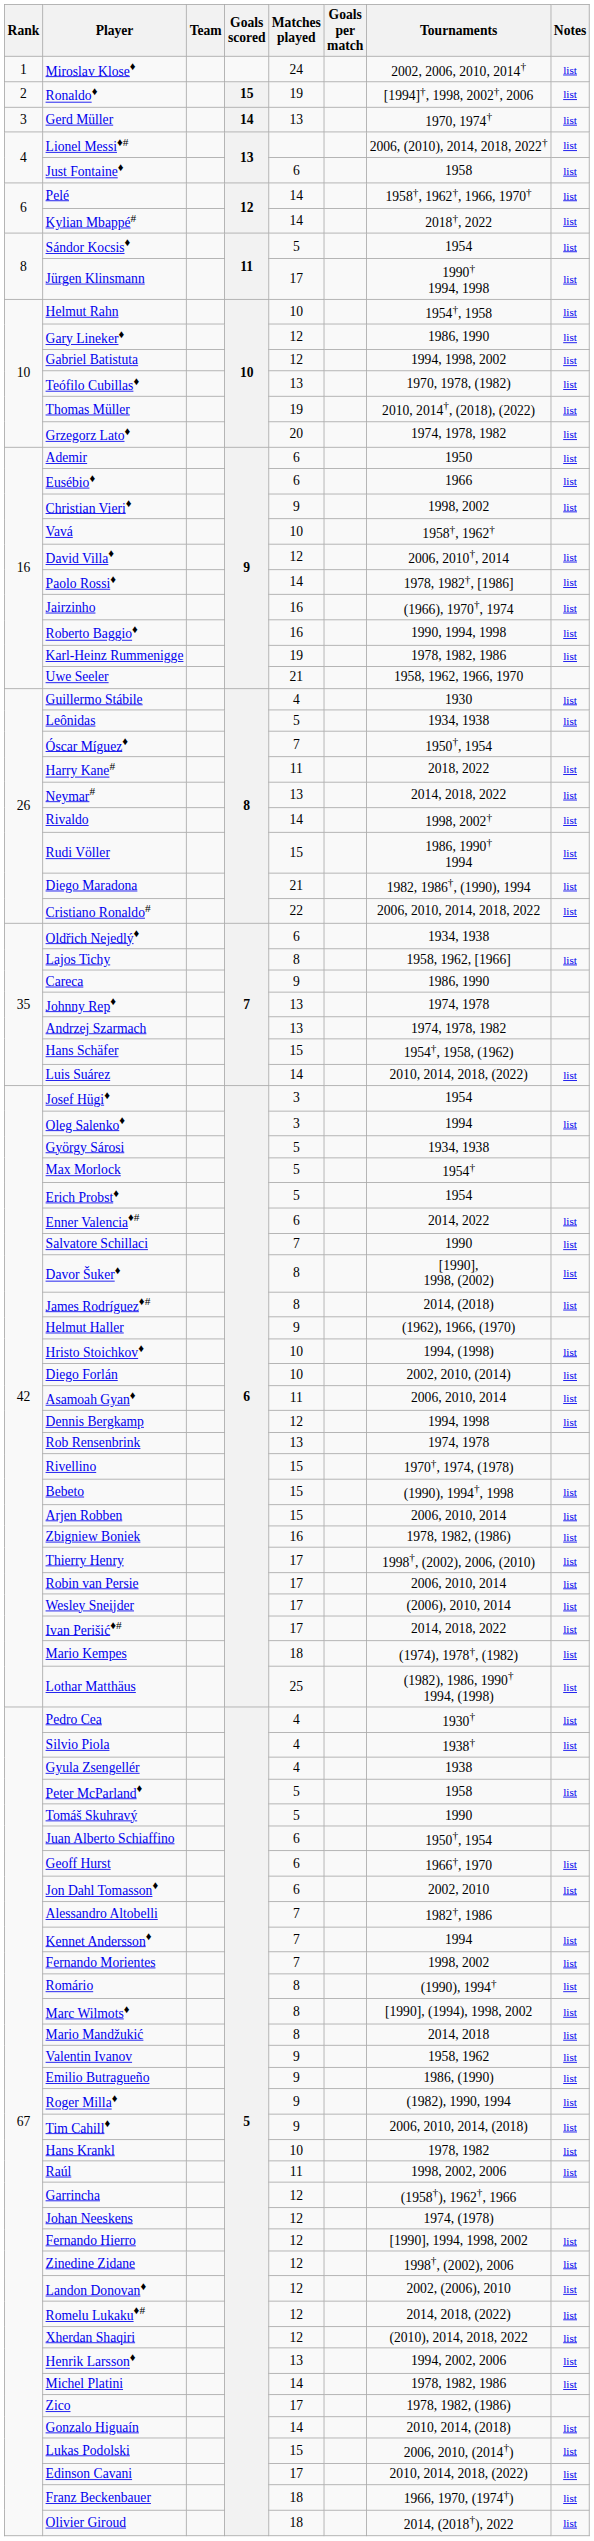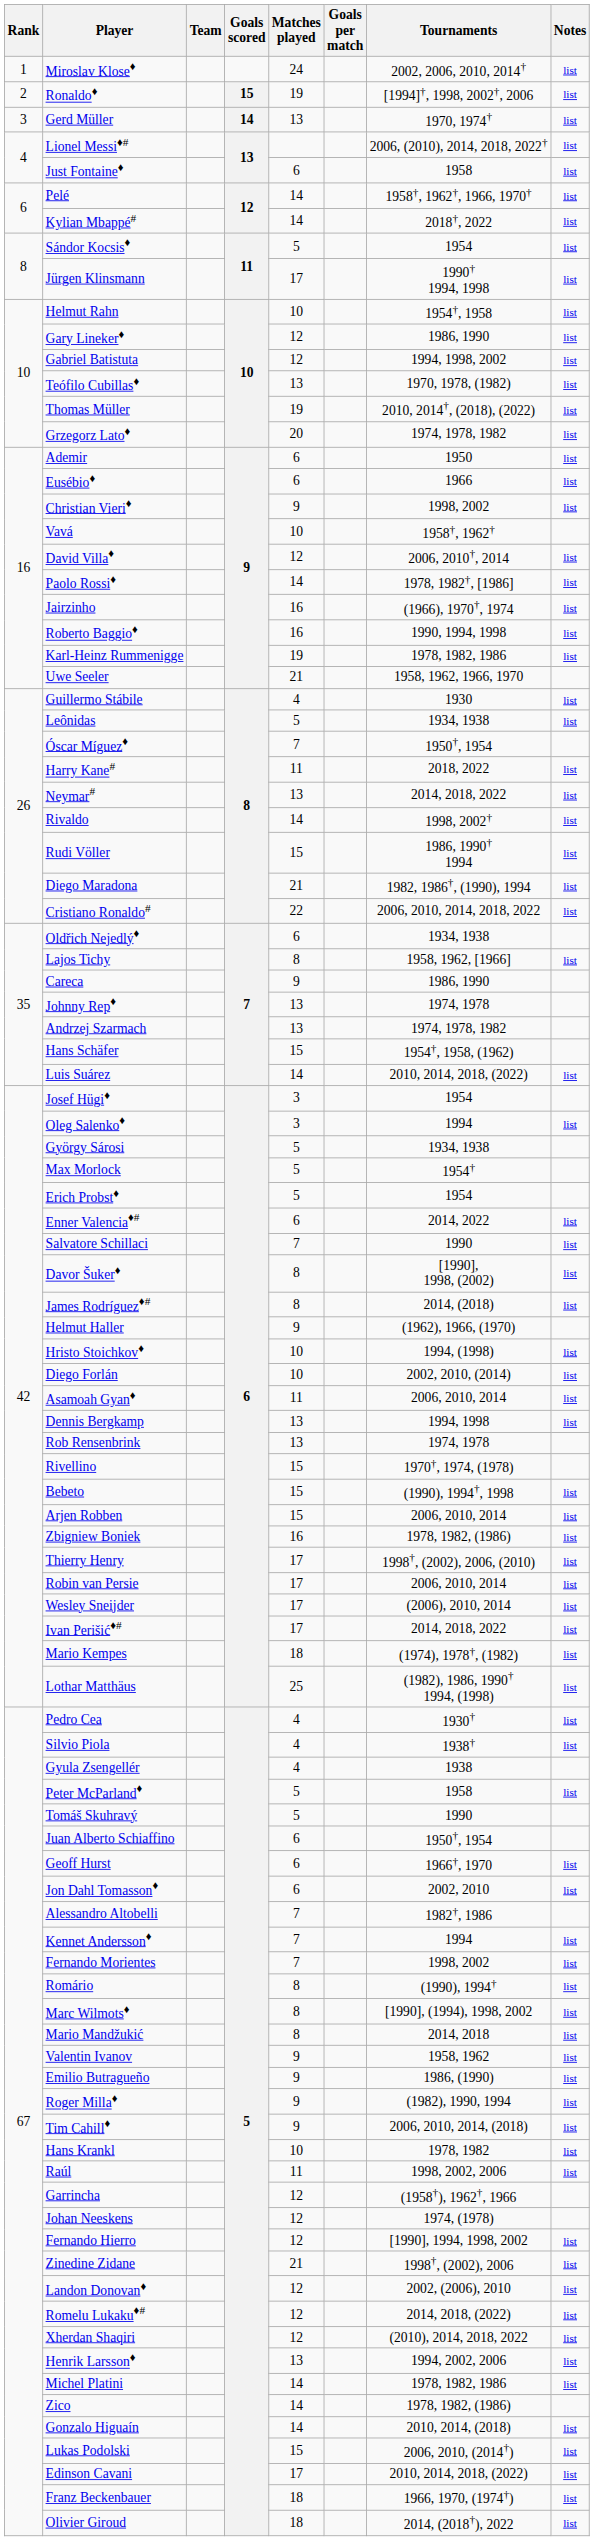(296, 1421) 12 -> (296, 1421) 13
(296, 2263) 12 -> (296, 2263) 21
(296, 2405) 17 -> (296, 2405) 14
